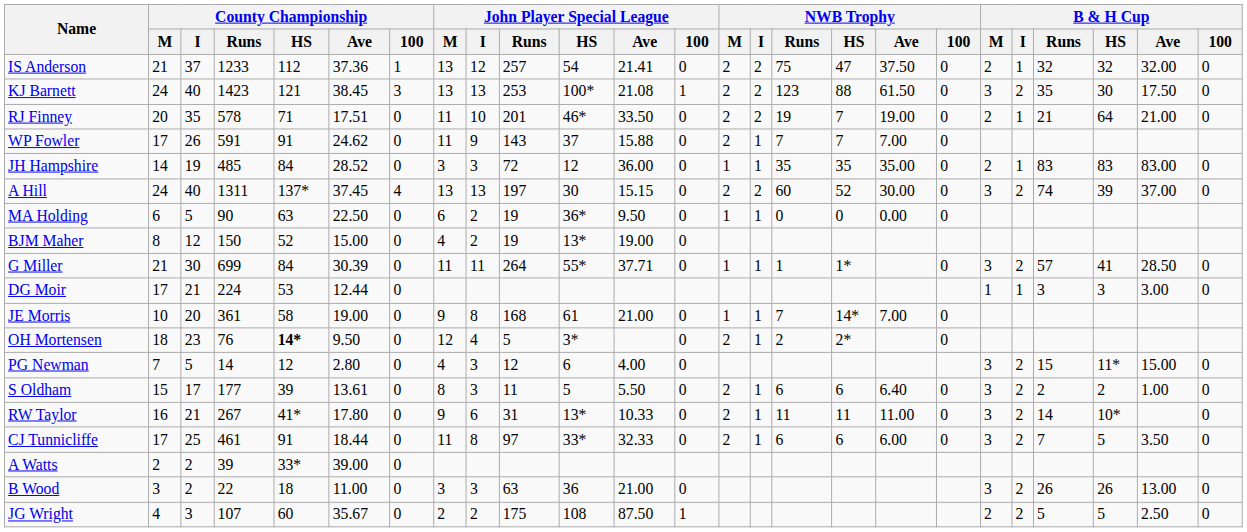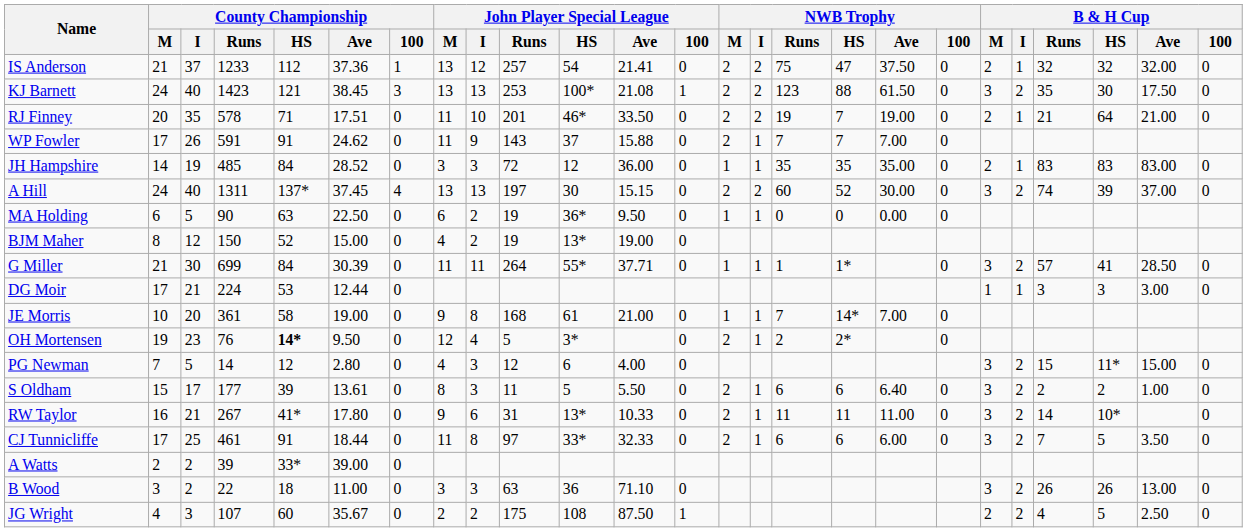(160, 340) 18 -> (160, 340) 19
(636, 489) 21.00 -> (636, 489) 71.10
(1041, 514) 5 -> (1041, 514) 4
